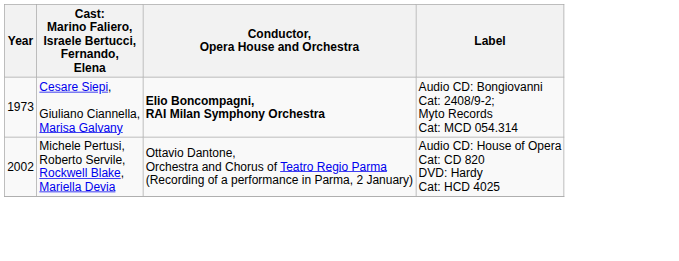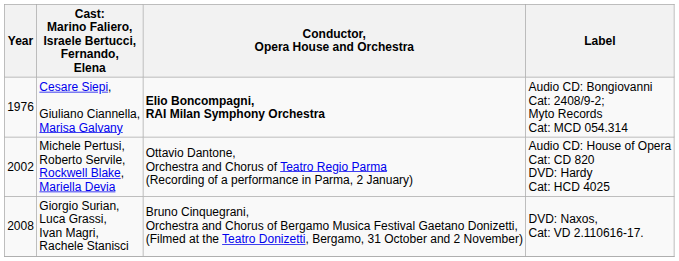(20, 107) 1973 -> (20, 107) 1976
+ row: (84, 226)
